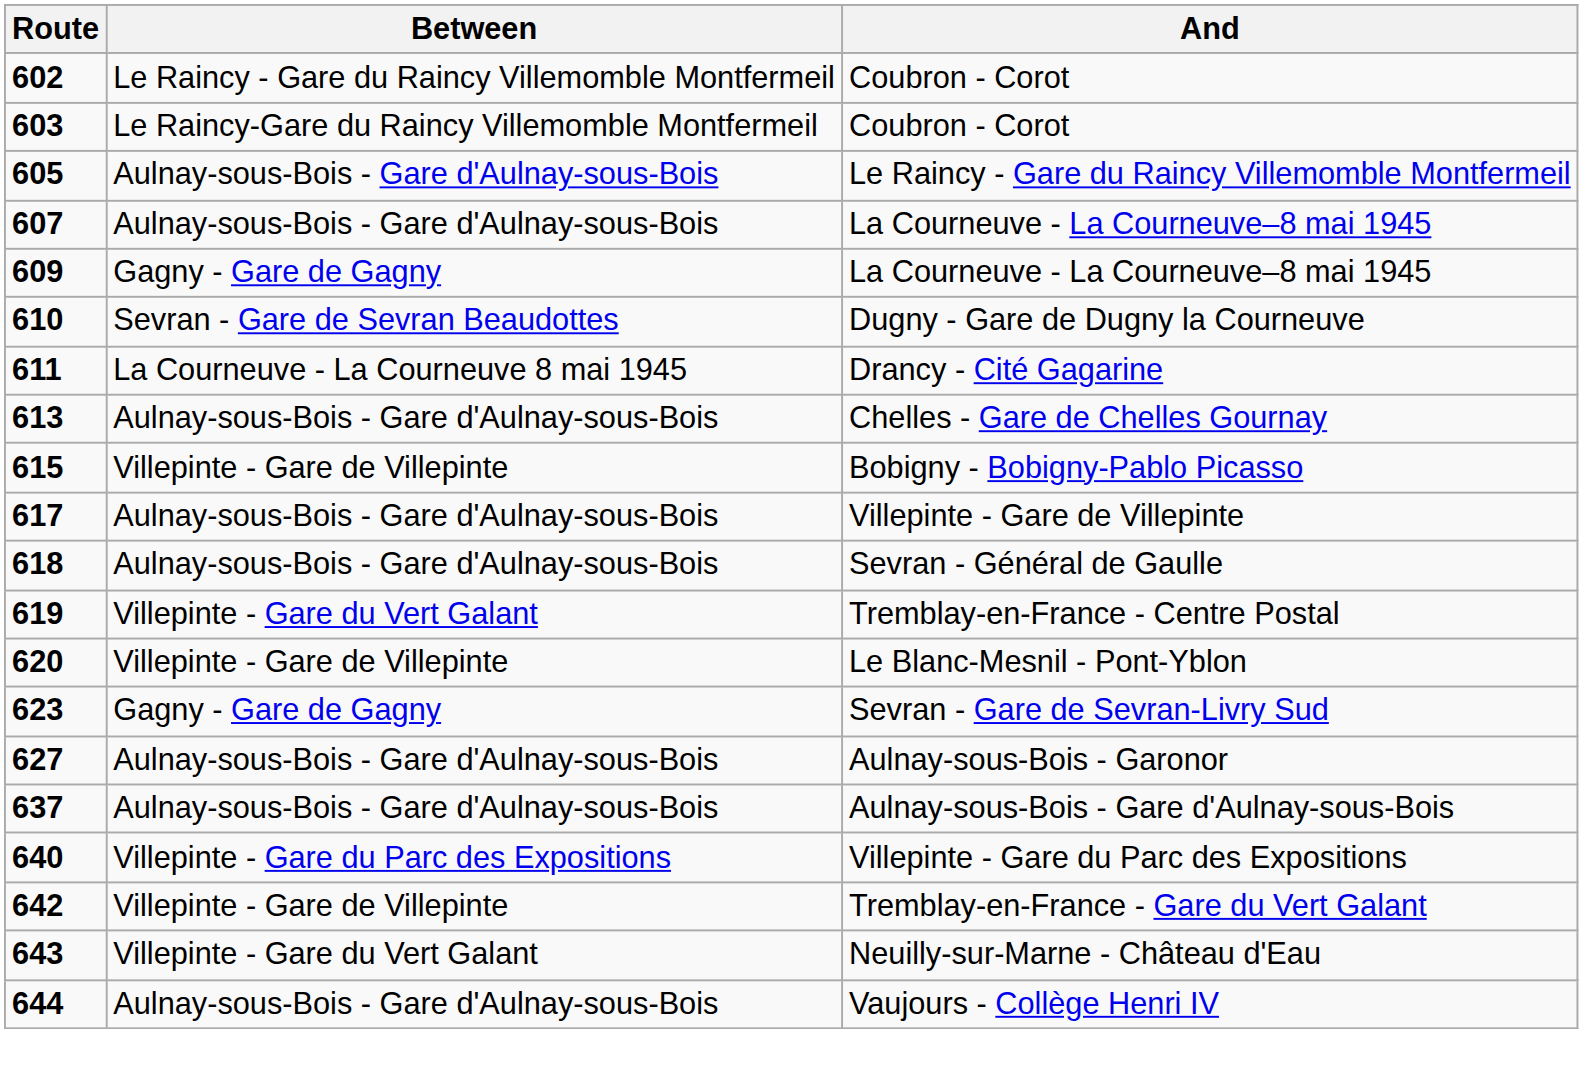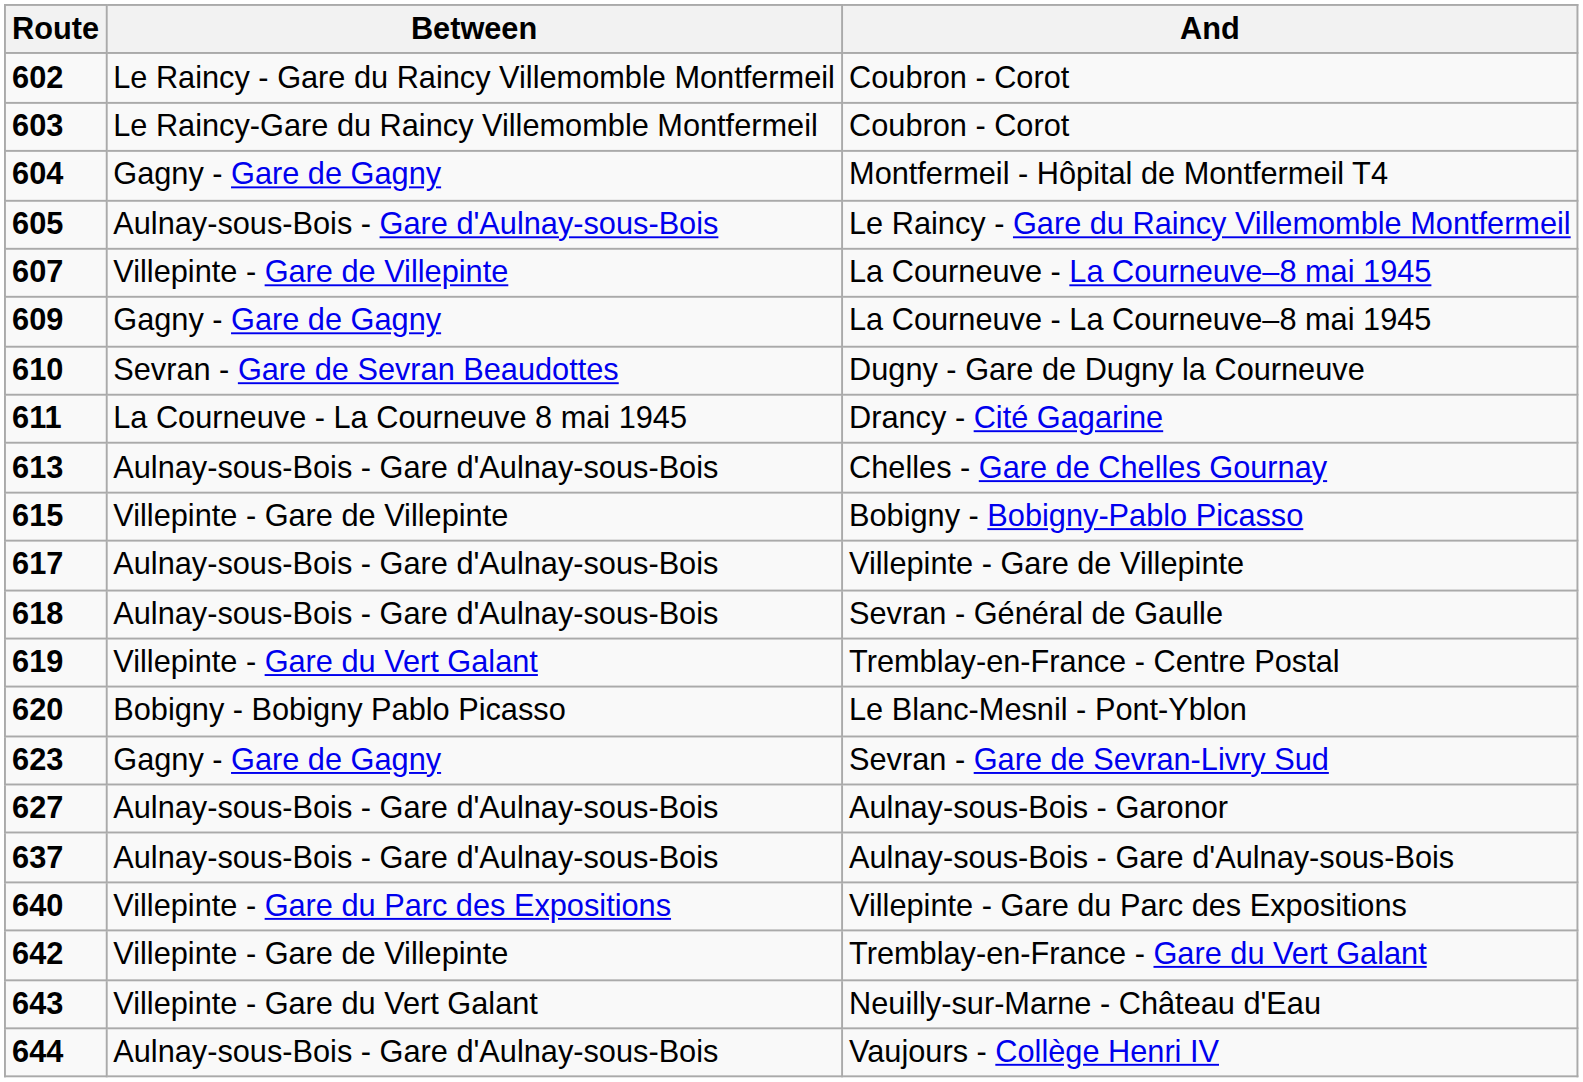+ row: (38, 175)
(416, 223) Aulnay-sous-Bois - Gare d'Aulnay-sous-Bois -> (311, 272) Villepinte - Gare de Villepinte
(311, 662) Villepinte - Gare de Villepinte -> (340, 710) Bobigny - Bobigny Pablo Picasso
